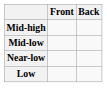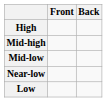+ row: (26, 27)
